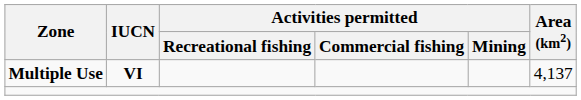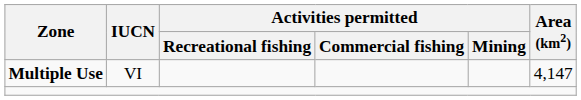(133, 73) bold -> (133, 73) normal
(553, 73) 4,137 -> (553, 73) 4,147
